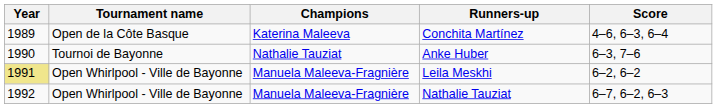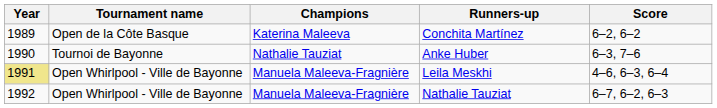(630, 34) 4–6, 6–3, 6–4 -> (616, 34) 6–2, 6–2
(616, 73) 6–2, 6–2 -> (630, 73) 4–6, 6–3, 6–4
